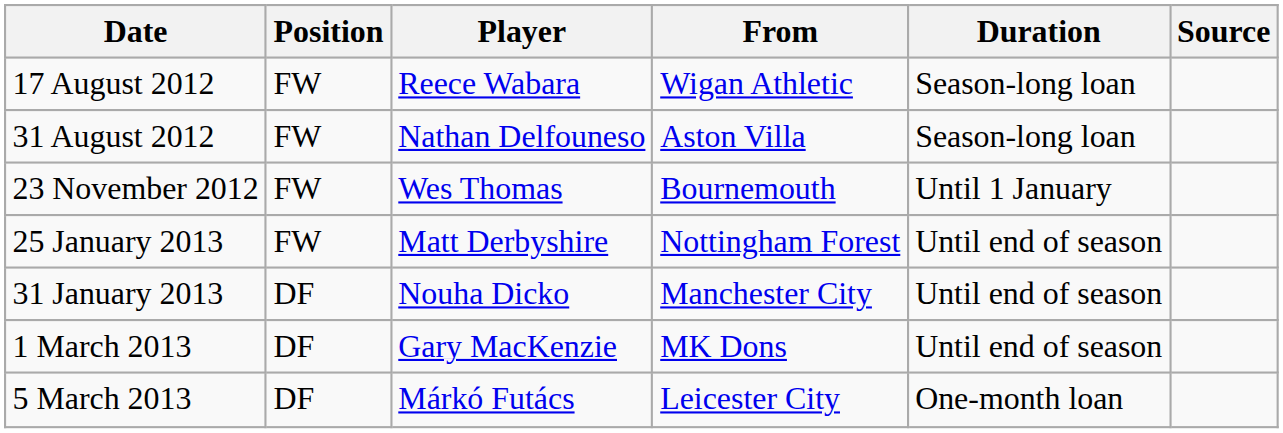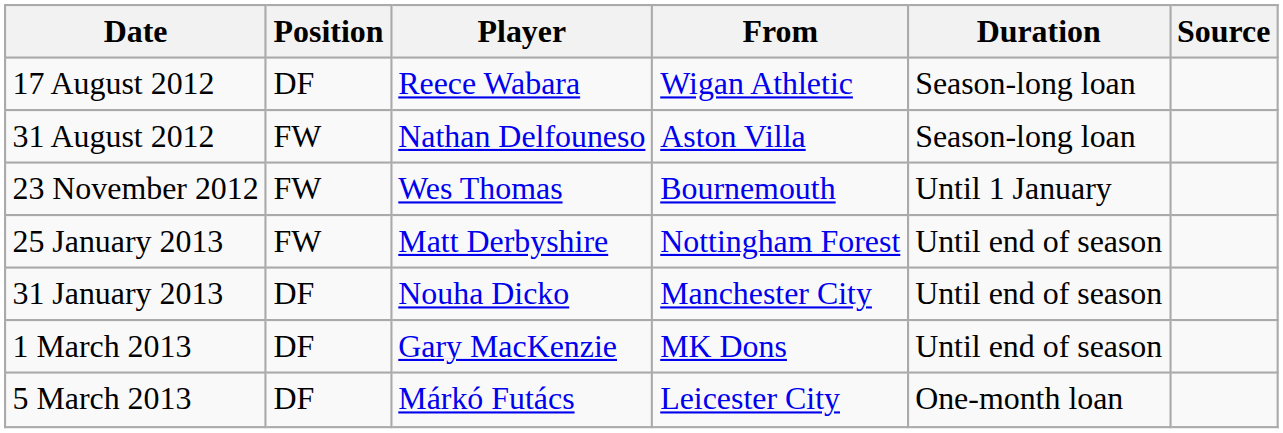(297, 83) FW -> (294, 83) DF
